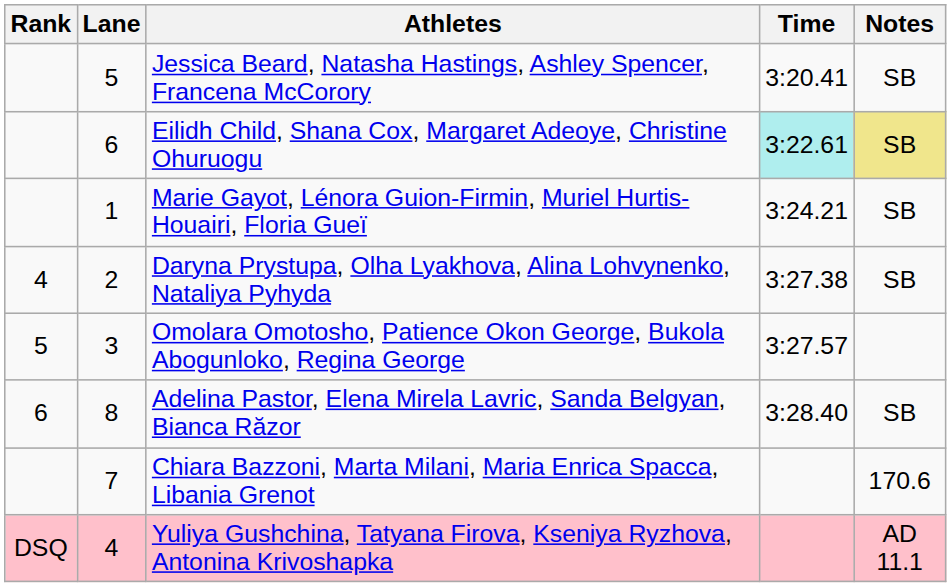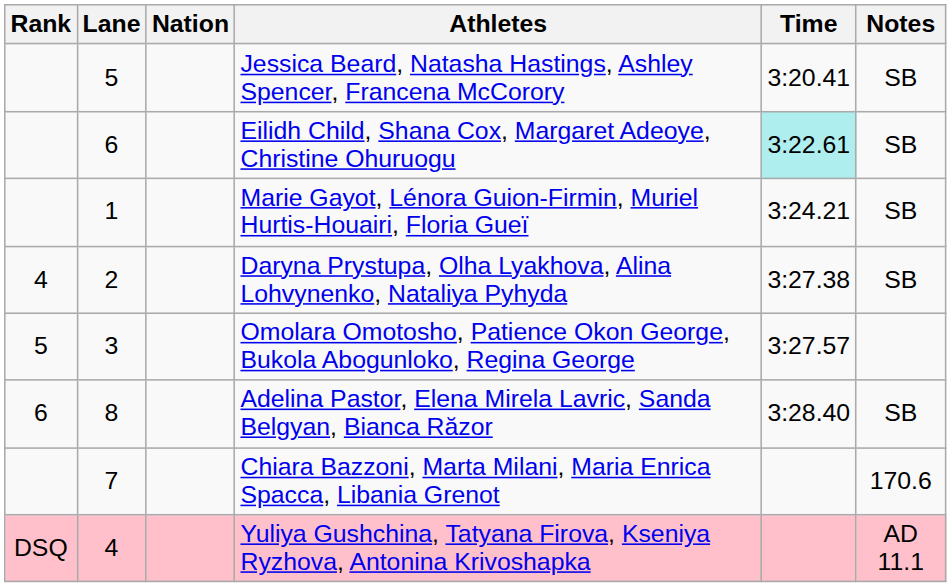+ column: (190, 24)
(900, 144) khaki background -> (901, 144) no background
